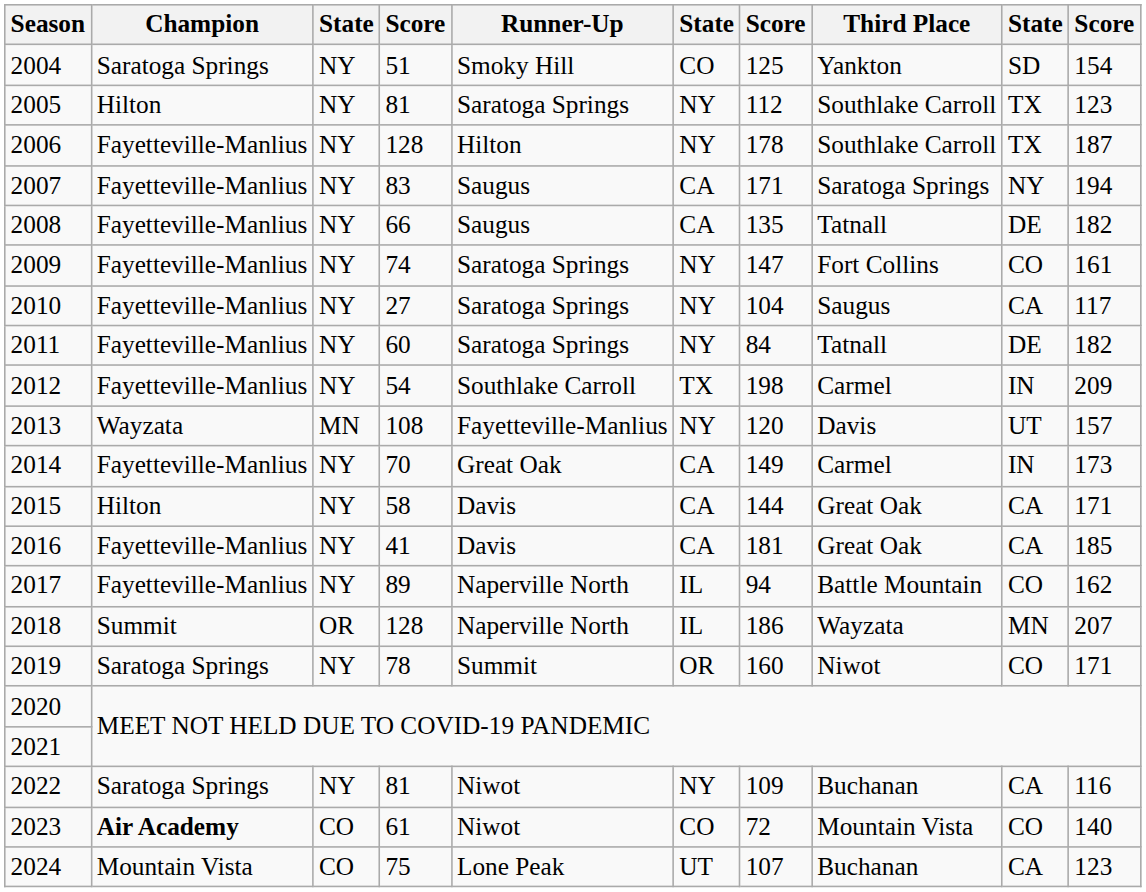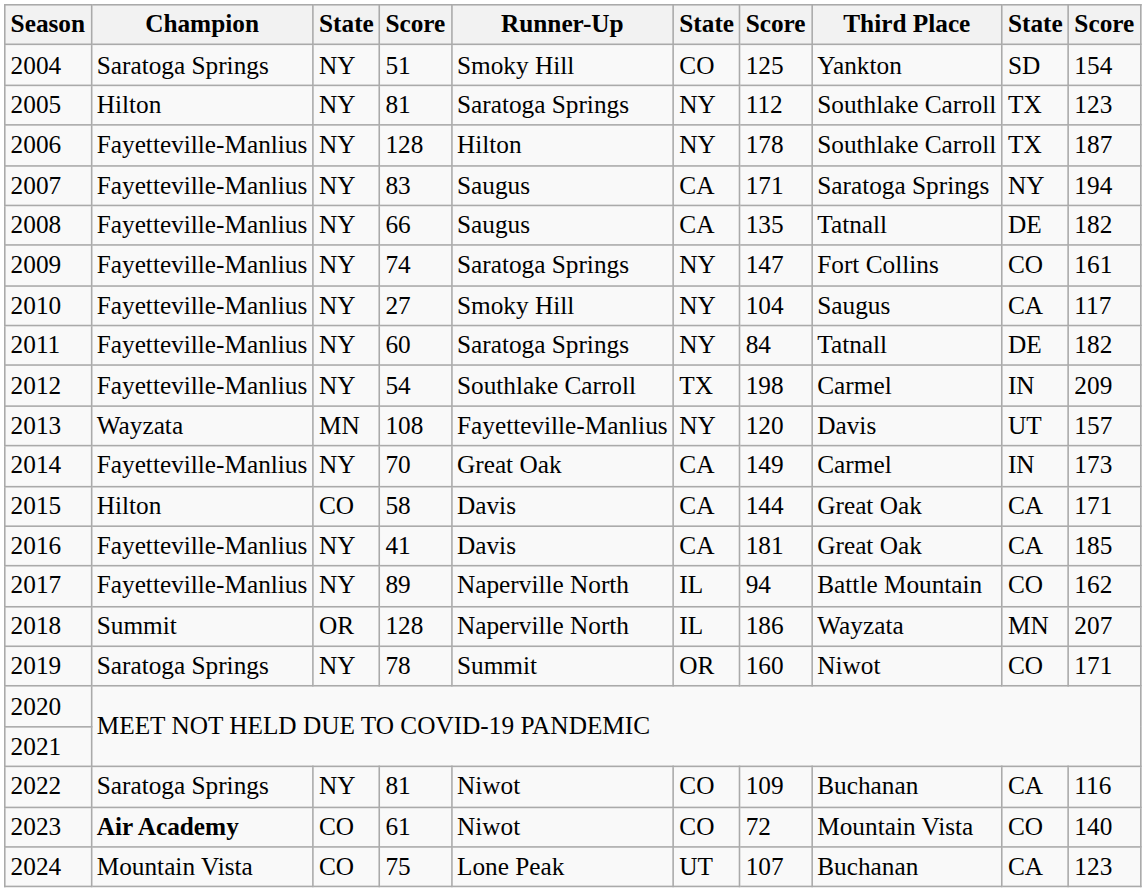(543, 305) Saratoga Springs -> (516, 305) Smoky Hill
(337, 505) NY -> (337, 505) CO
(698, 786) NY -> (697, 786) CO
